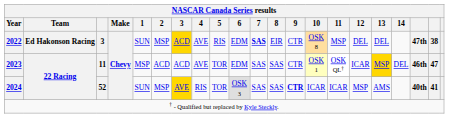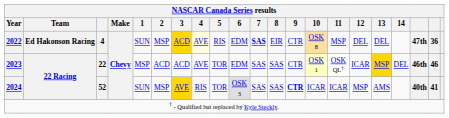(102, 42) 3 -> (102, 42) 4
(201, 42) no background -> (201, 42) lightyellow background
(434, 42) 38 -> (434, 42) 36
(102, 65) 11 -> (102, 65) 22
(434, 65) 47 -> (434, 65) 46
